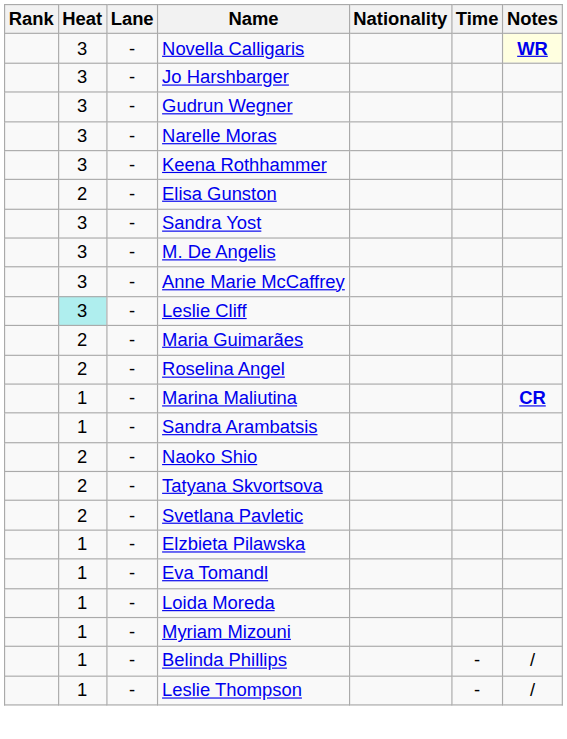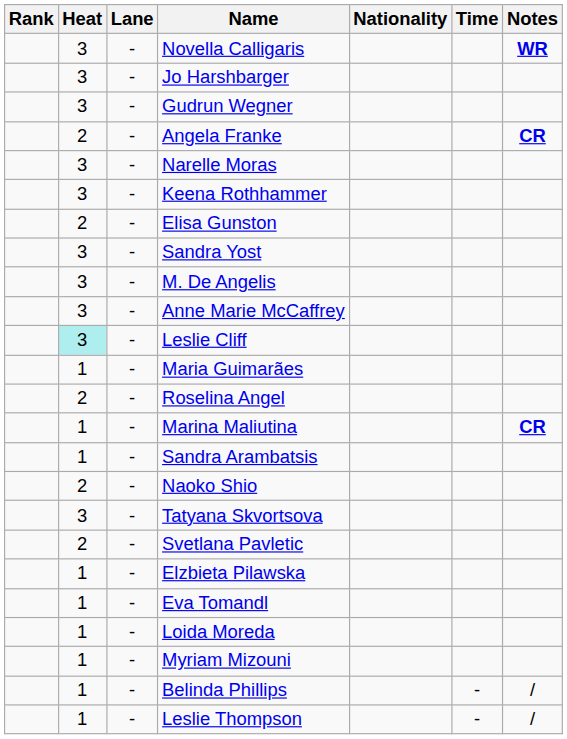(532, 48) lightyellow background -> (532, 48) no background
+ row: (222, 135)
(82, 340) 2 -> (82, 369) 1
(82, 485) 2 -> (82, 515) 3
